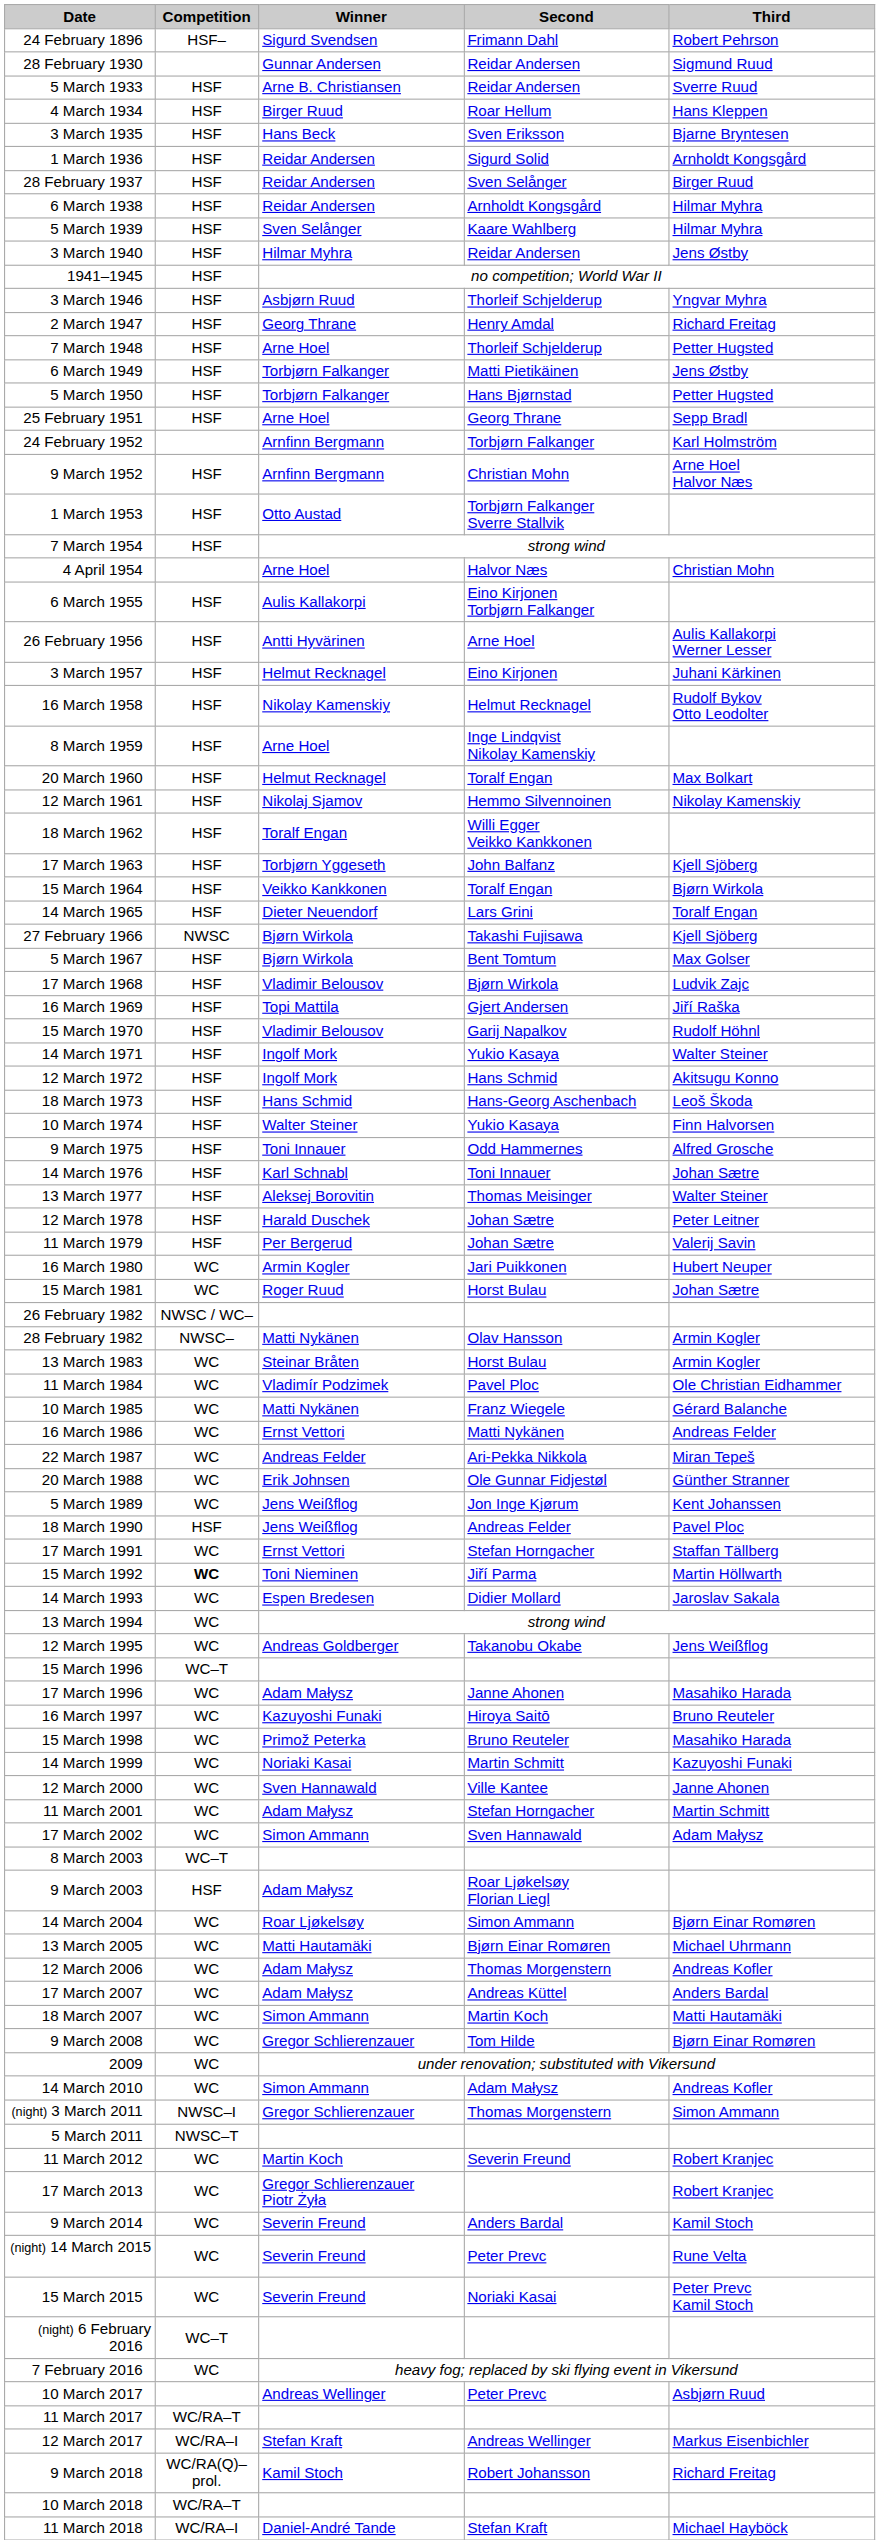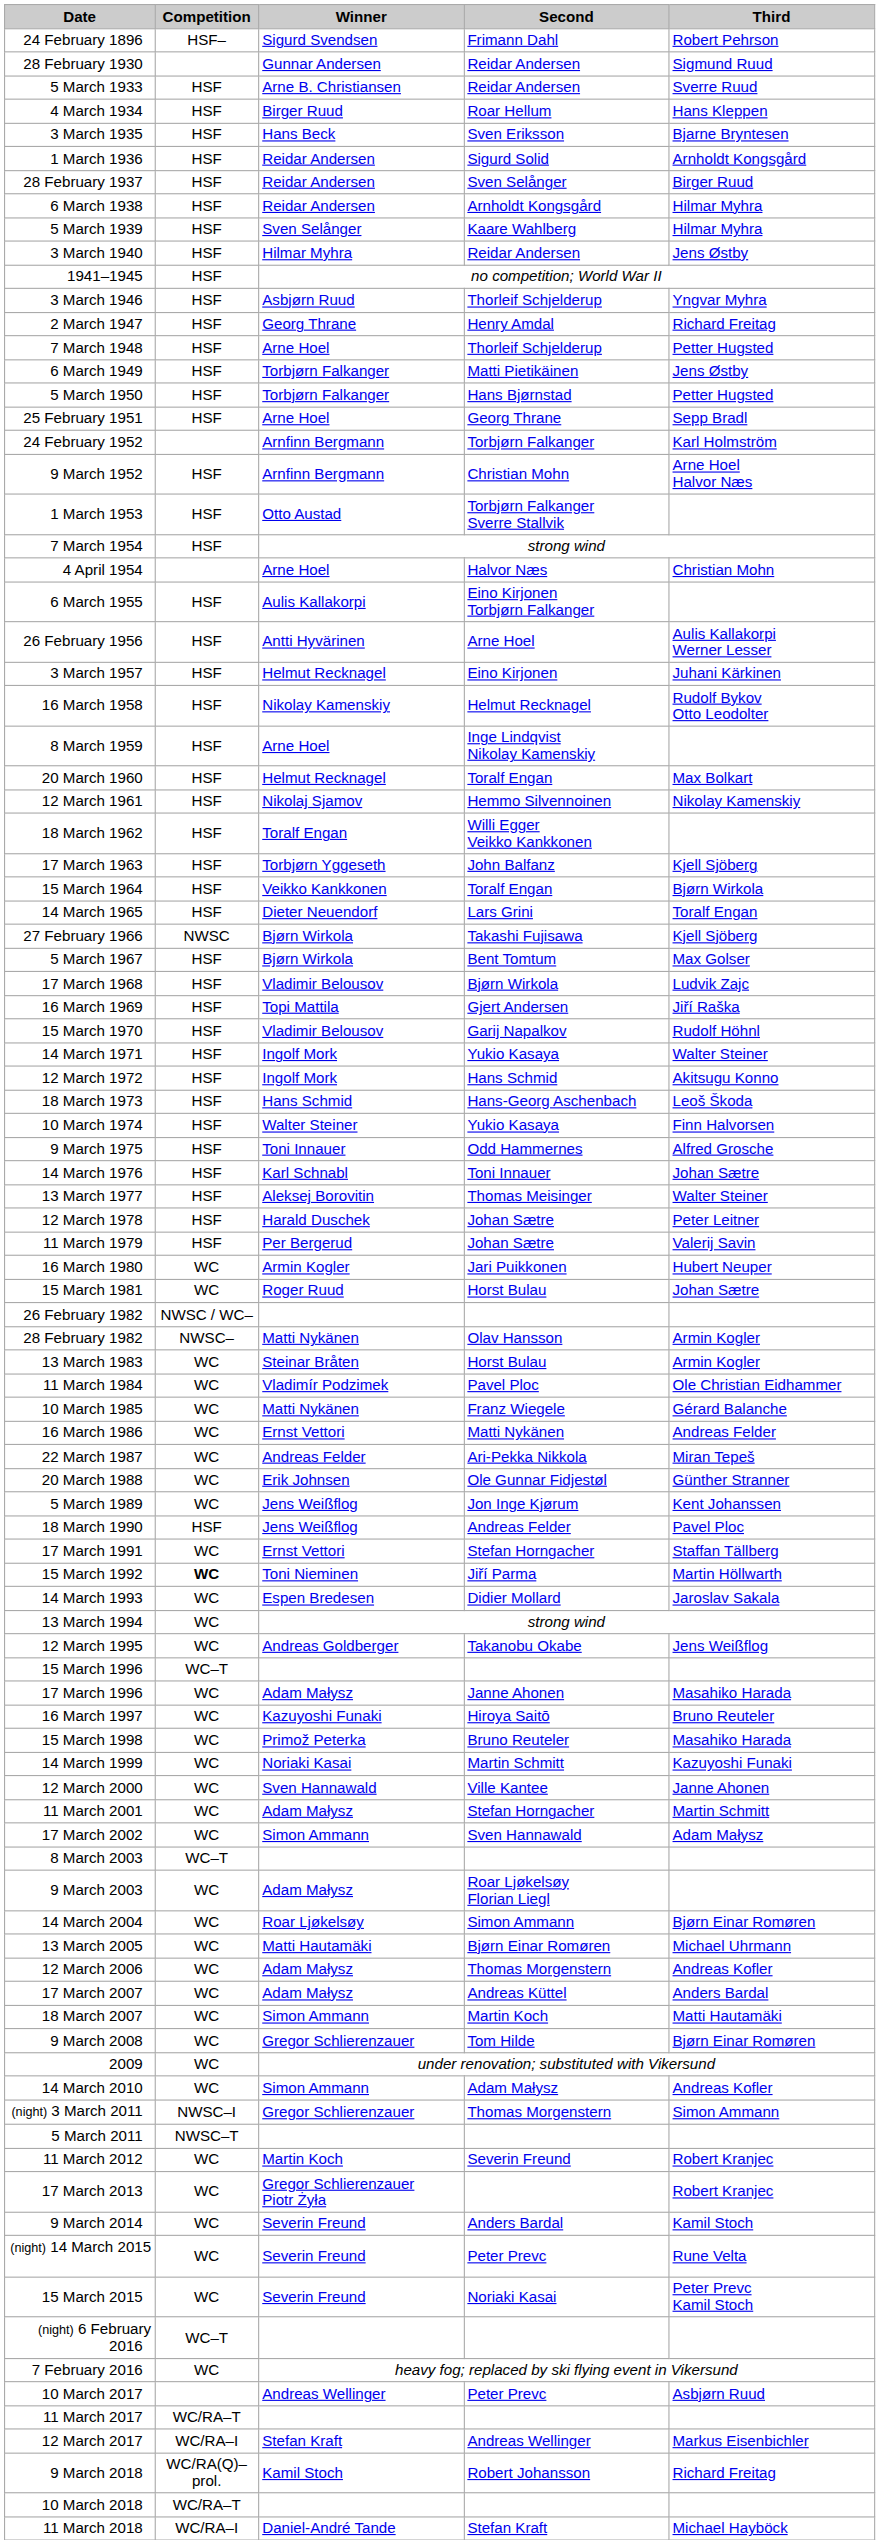(207, 1890) HSF -> (207, 1890) WC
